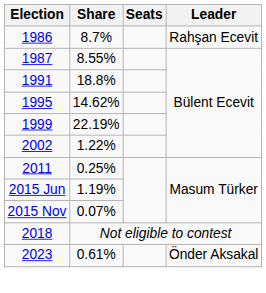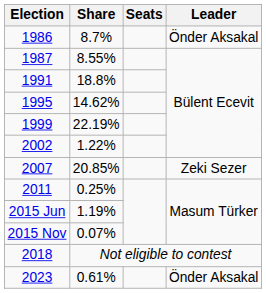(214, 37) Rahşan Ecevit -> (214, 37) Önder Aksakal
+ row: (37, 168)
